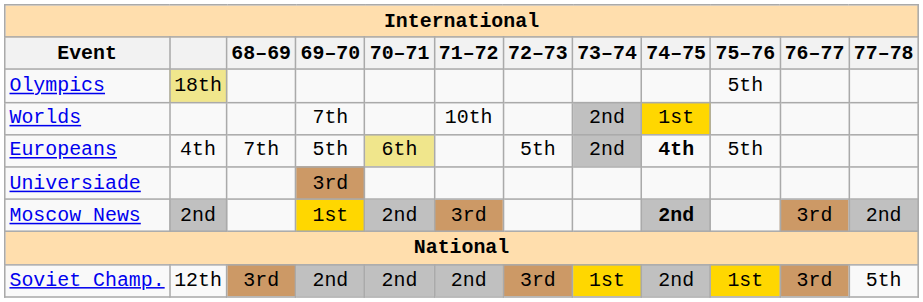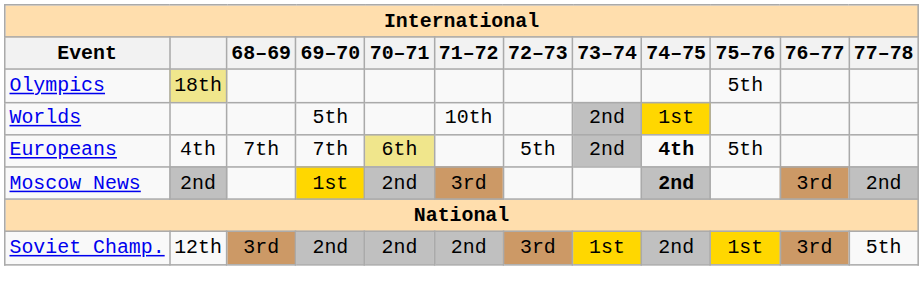(330, 118) 7th -> (330, 118) 5th
(330, 151) 5th -> (330, 151) 7th
- row: (75, 183)
